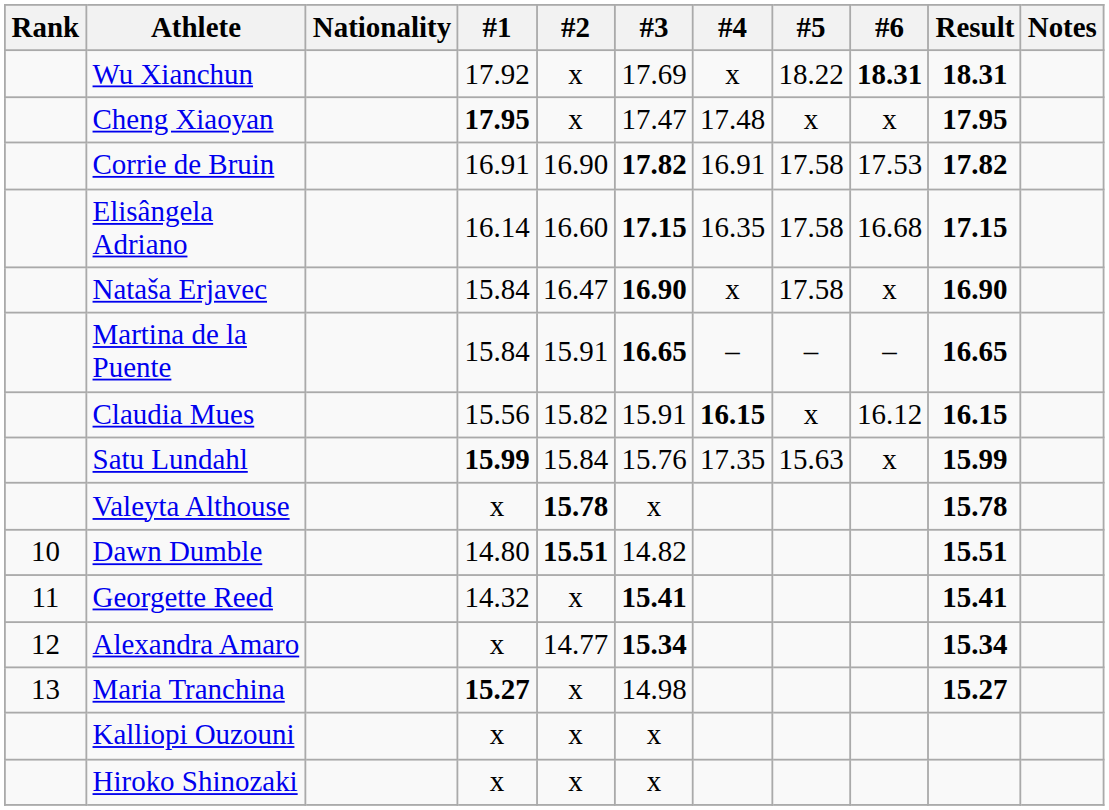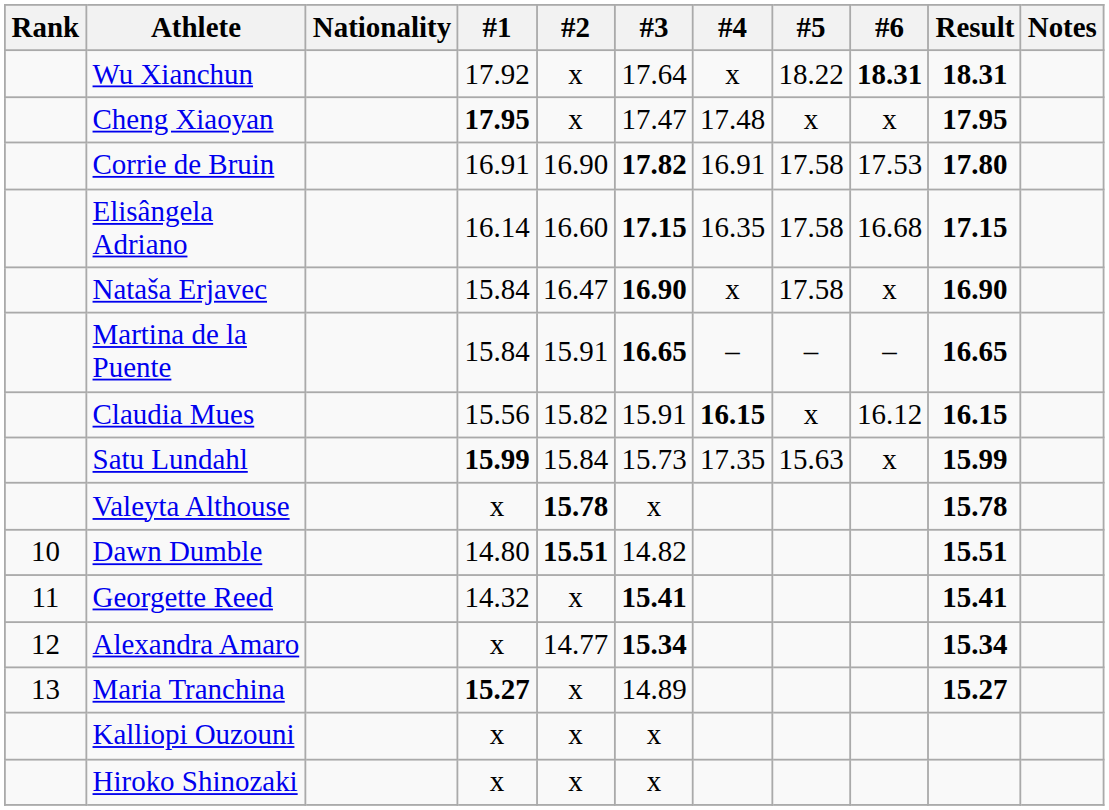(654, 73) 17.69 -> (654, 73) 17.64
(975, 165) 17.82 -> (975, 165) 17.80
(654, 460) 15.76 -> (654, 460) 15.73
(654, 689) 14.98 -> (654, 689) 14.89
